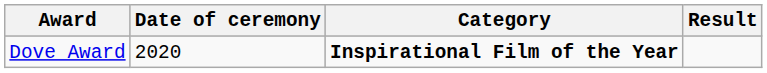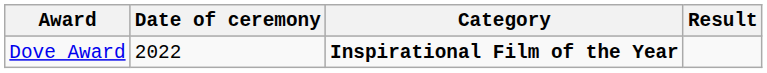(158, 52) 2020 -> (158, 52) 2022
